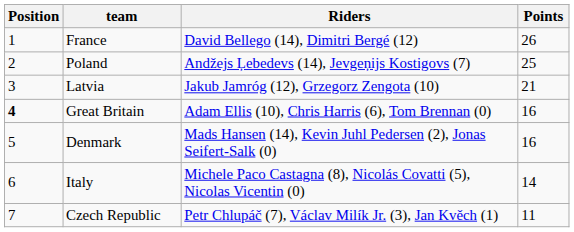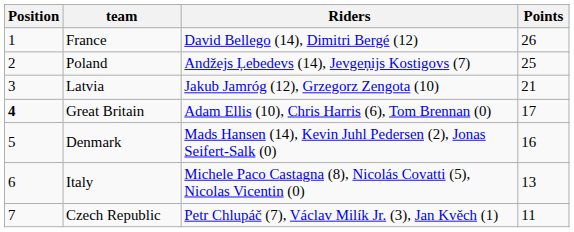(529, 110) 16 -> (529, 110) 17
(529, 183) 14 -> (529, 183) 13
